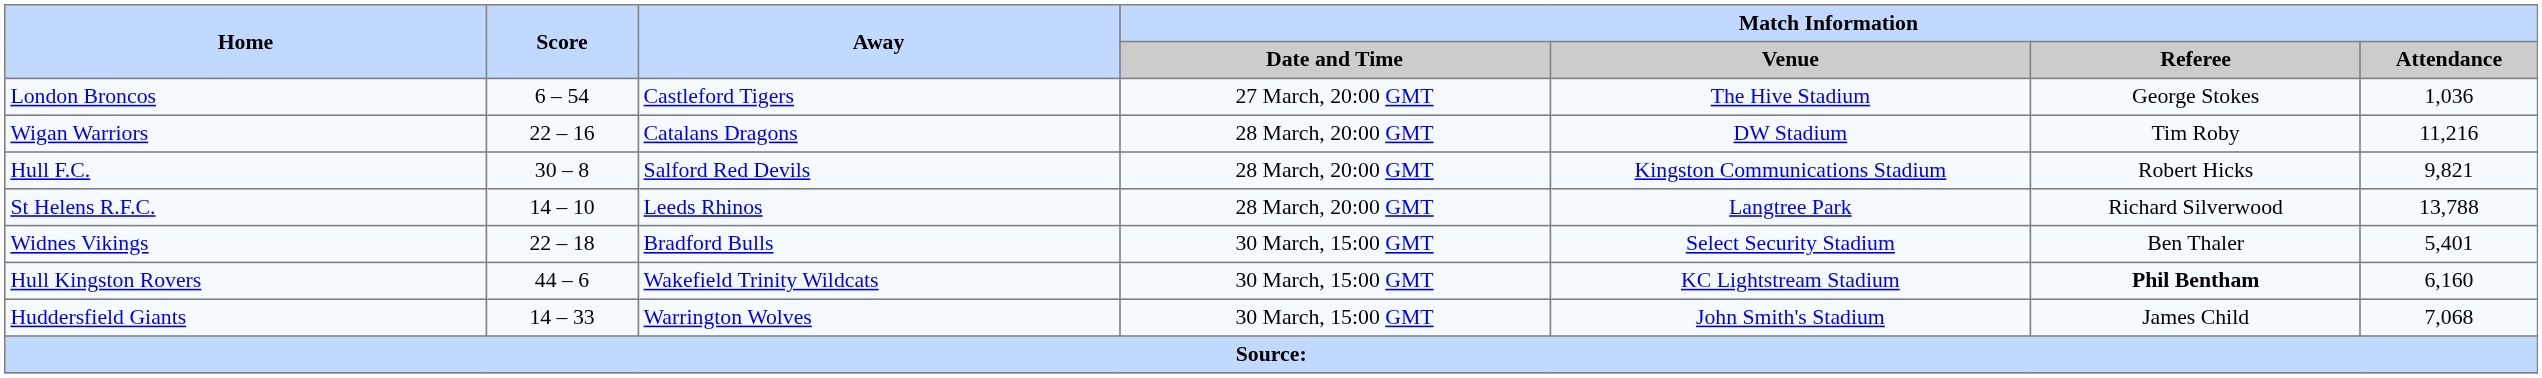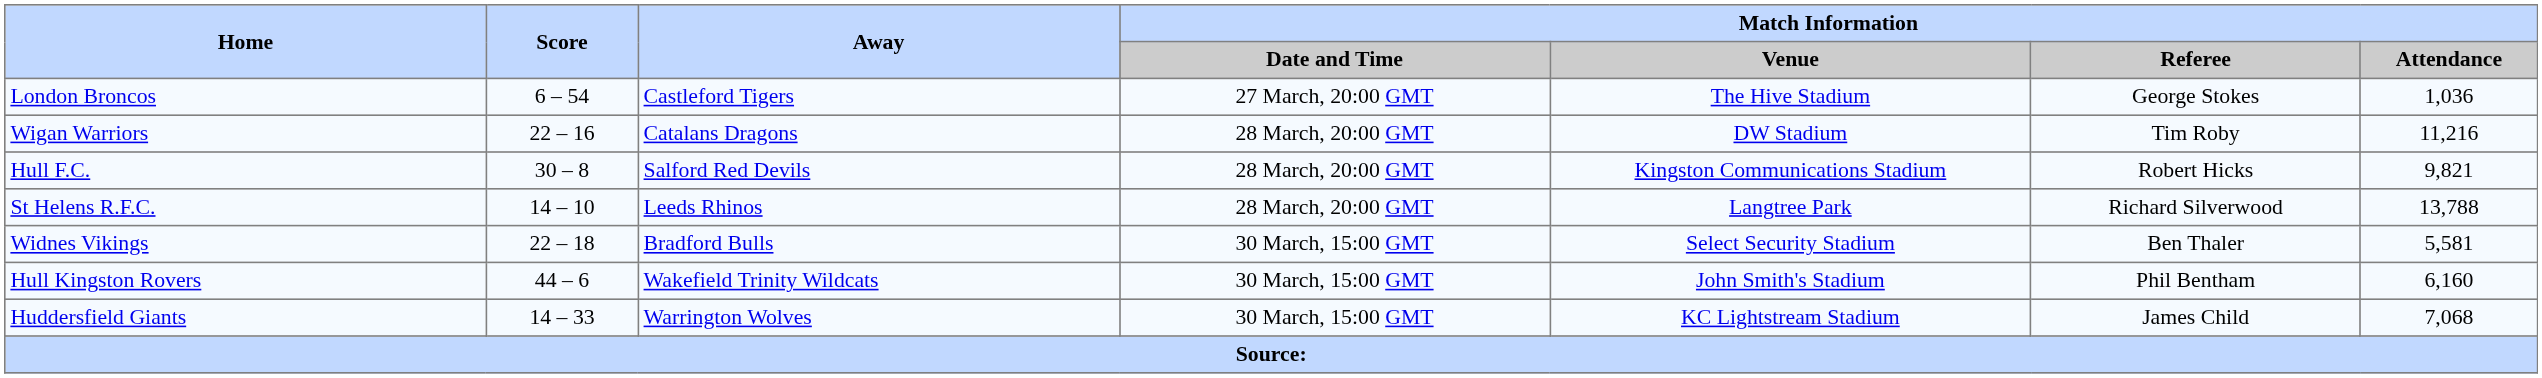(2449, 243) 5,401 -> (2449, 243) 5,581
(1790, 280) KC Lightstream Stadium -> (1790, 280) John Smith's Stadium
(2196, 280) bold -> (2196, 280) normal
(1790, 317) John Smith's Stadium -> (1790, 317) KC Lightstream Stadium
